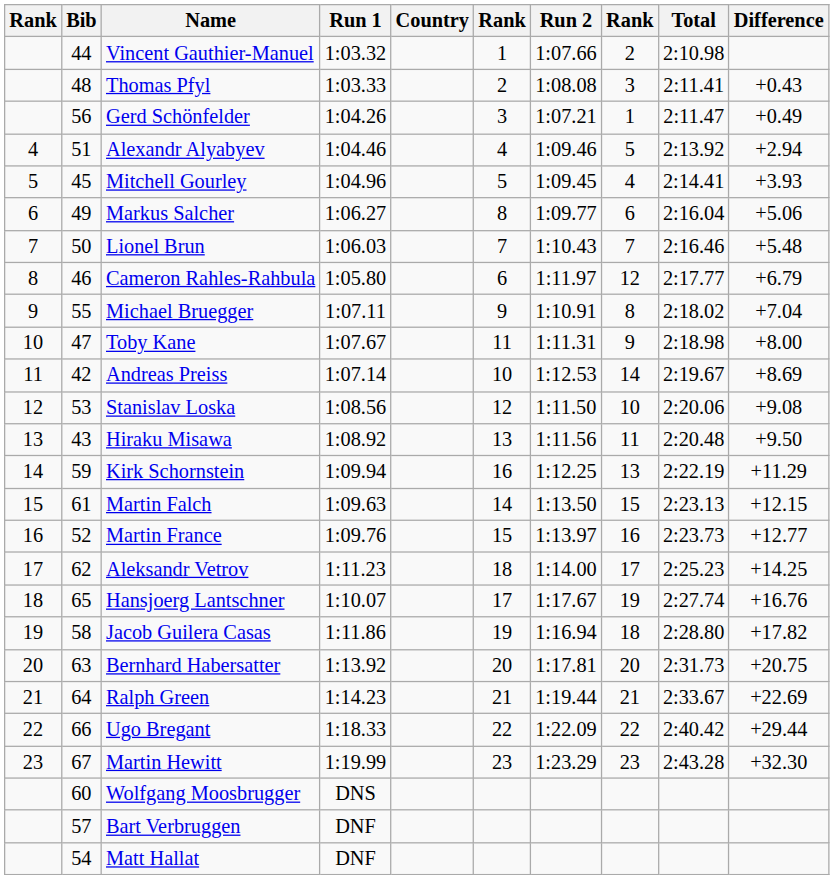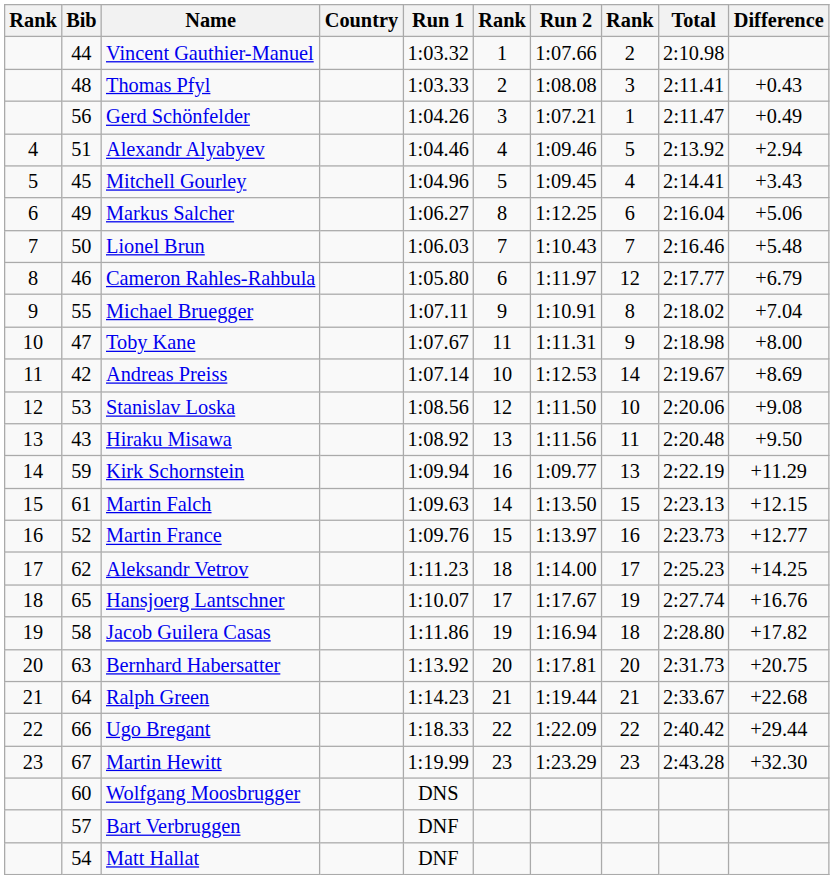columns swapped: (432, 20) <-> (355, 20)
(779, 181) +3.93 -> (779, 181) +3.43
(566, 213) 1:09.77 -> (566, 213) 1:12.25
(566, 471) 1:12.25 -> (566, 471) 1:09.77
(779, 697) +22.69 -> (779, 697) +22.68
